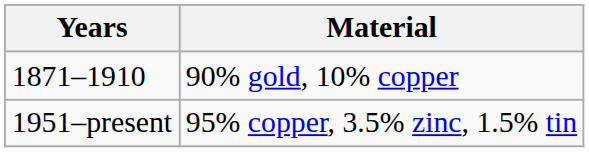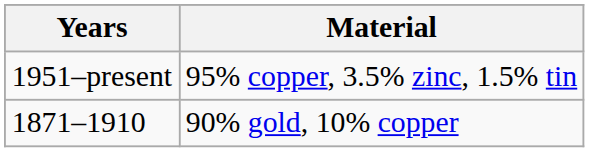rows swapped: (79, 75) <-> (92, 122)
